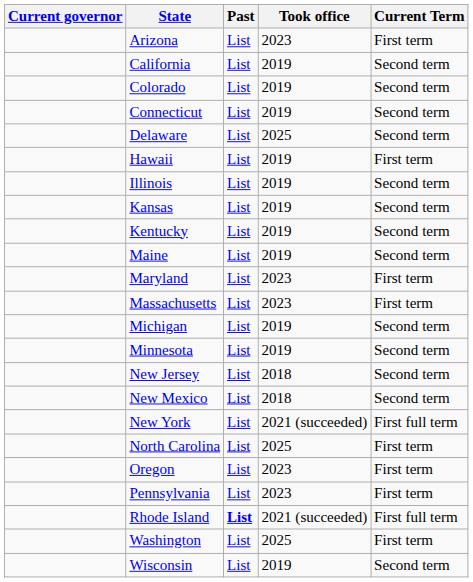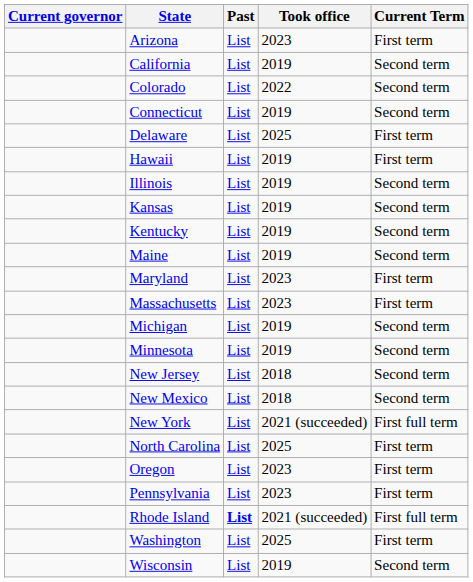(277, 87) 2019 -> (277, 87) 2022
(412, 135) Second term -> (404, 135) First term
